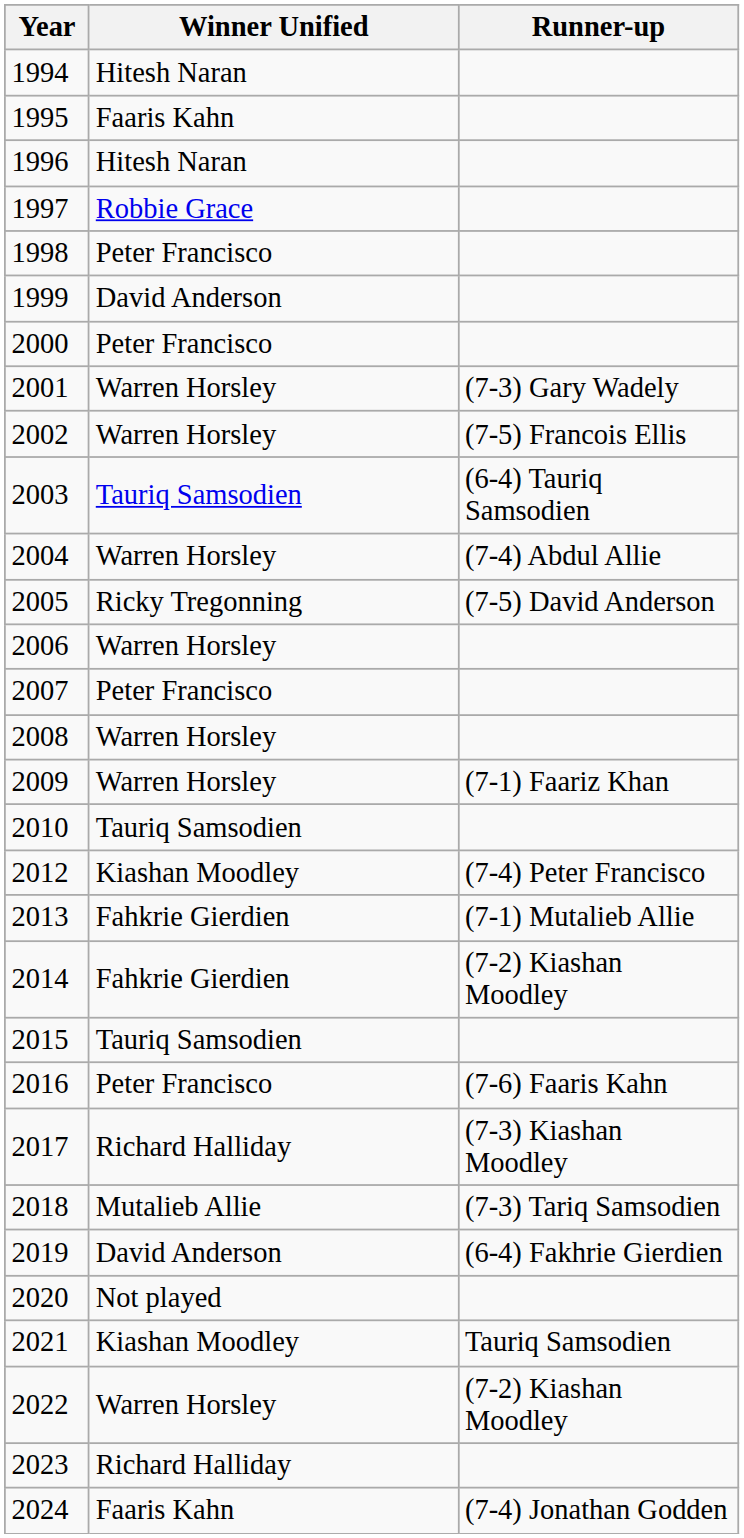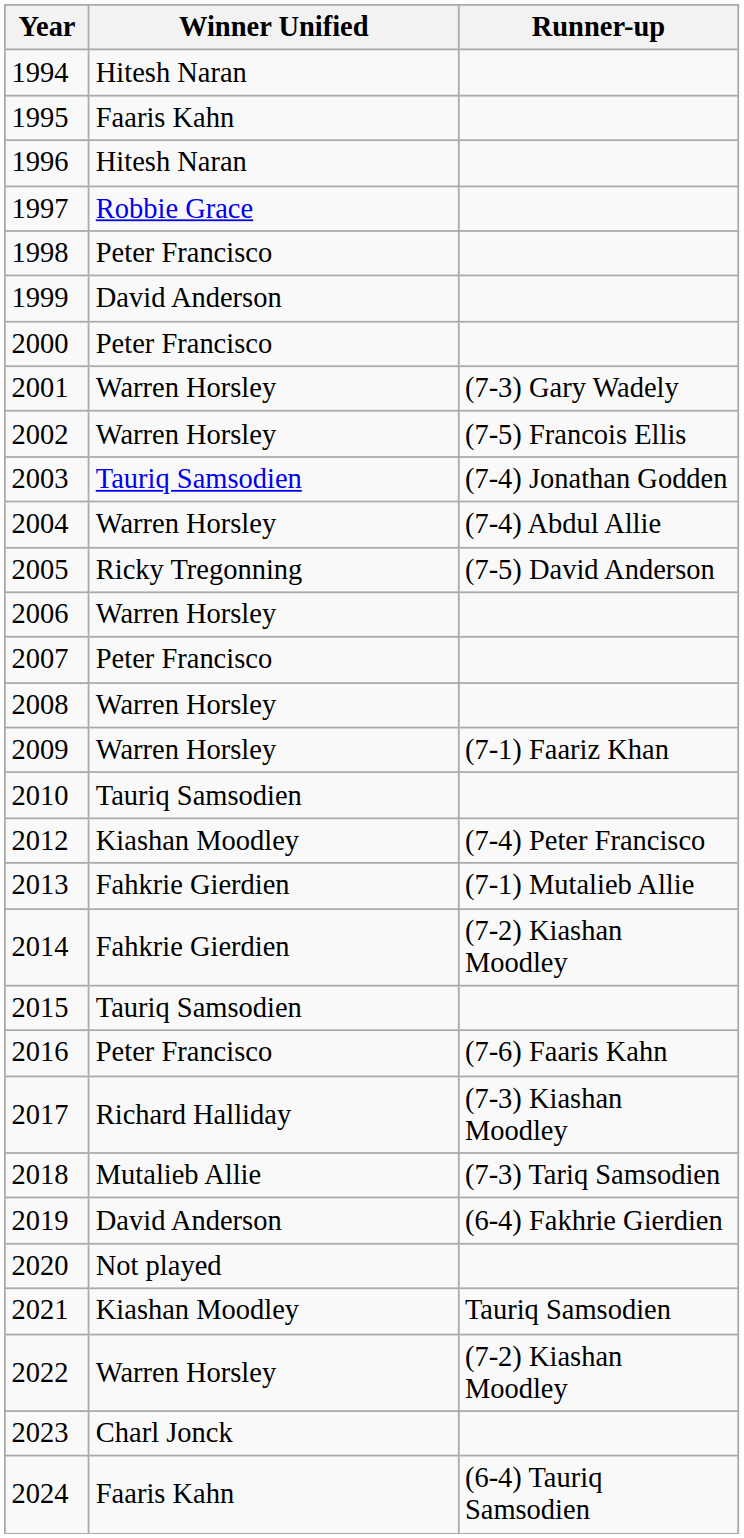(534, 494) (6-4) Tauriq Samsodien -> (596, 478) (7-4) Jonathan Godden
(193, 1465) Richard Halliday -> (164, 1433) Charl Jonck
(596, 1510) (7-4) Jonathan Godden -> (534, 1494) (6-4) Tauriq Samsodien
